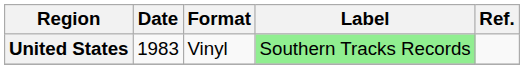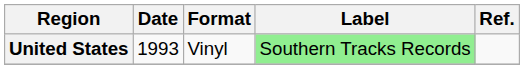(158, 49) 1983 -> (158, 49) 1993
